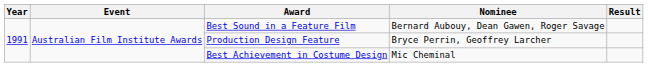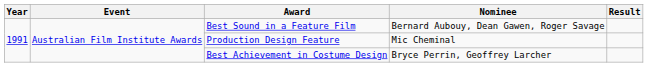(471, 40) Bryce Perrin, Geoffrey Larcher -> (424, 40) Mic Cheminal
(424, 55) Mic Cheminal -> (471, 55) Bryce Perrin, Geoffrey Larcher
